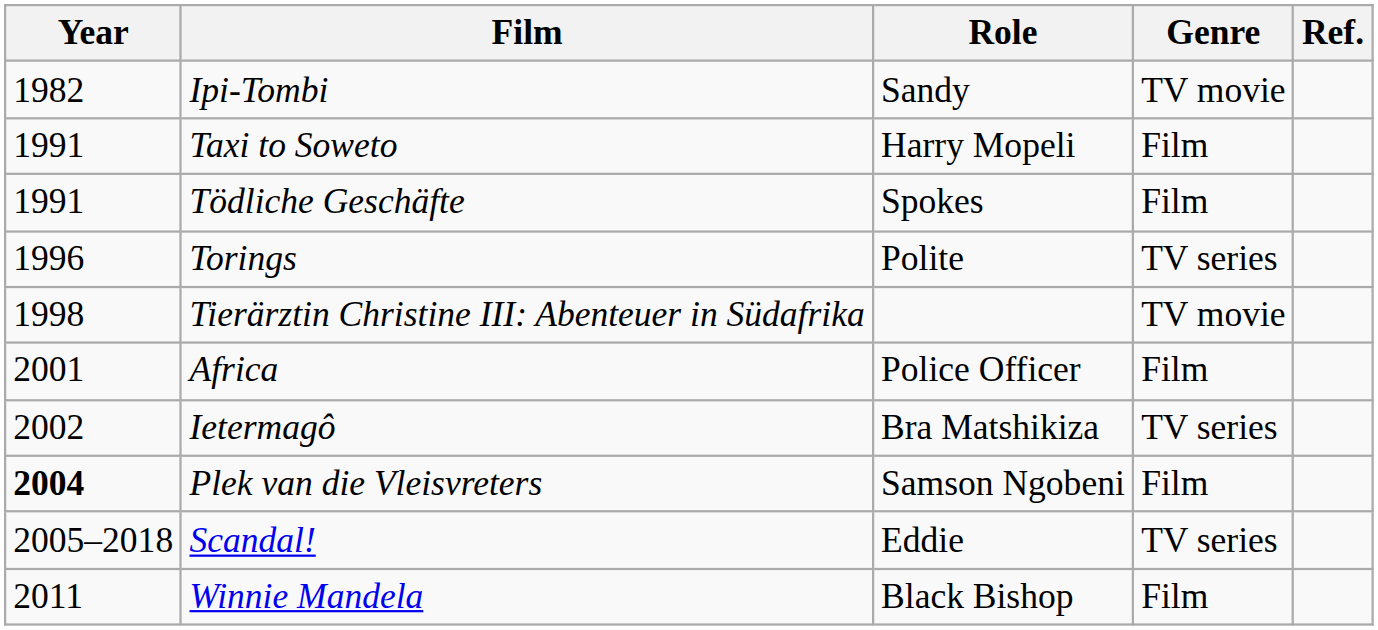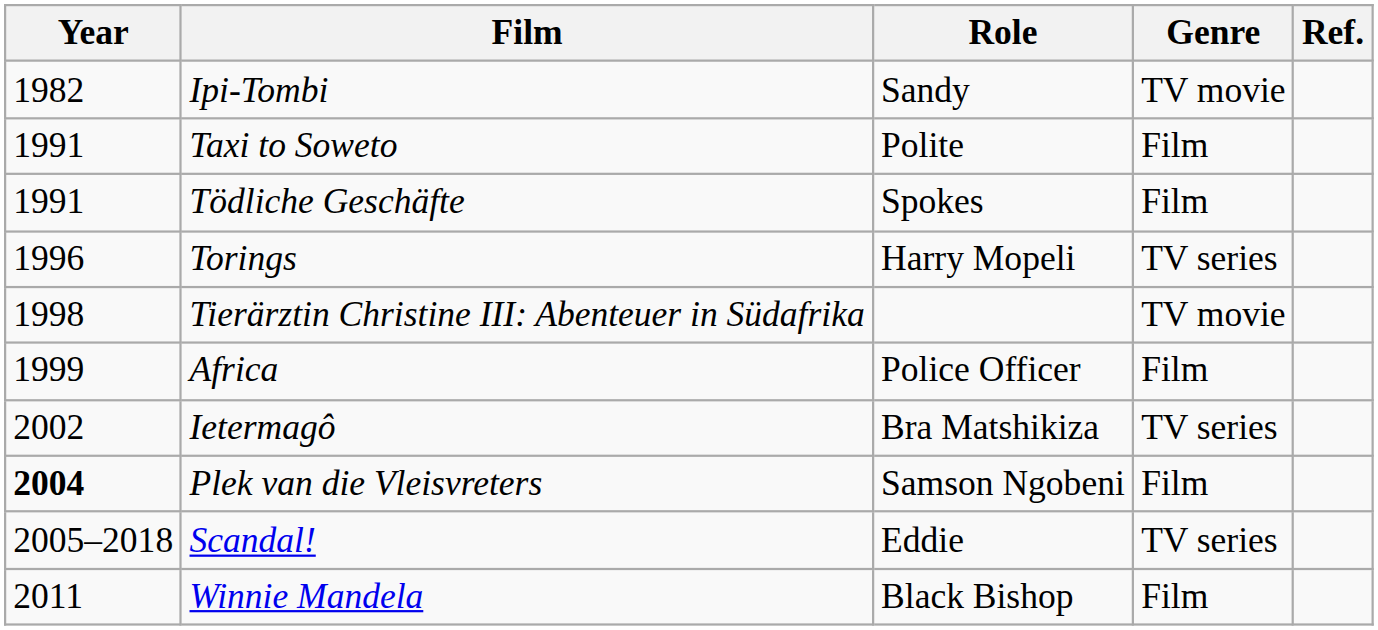(978, 145) Harry Mopeli -> (923, 145) Polite
(923, 257) Polite -> (978, 257) Harry Mopeli
(49, 370) 2001 -> (49, 370) 1999
